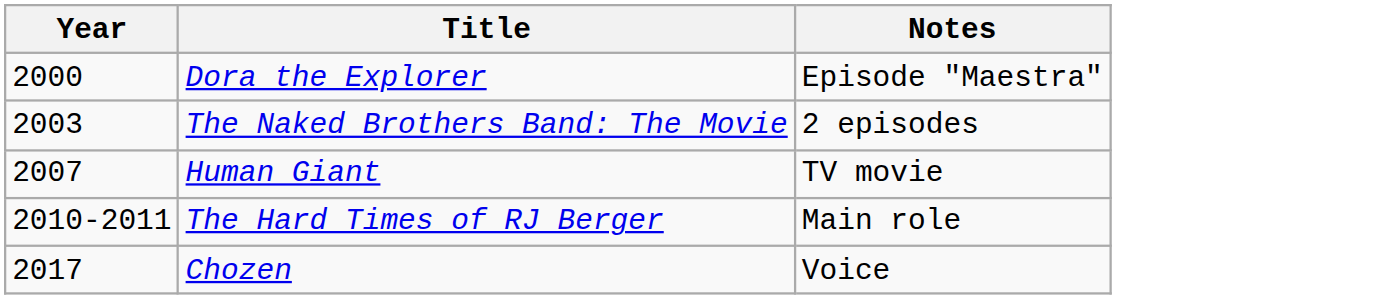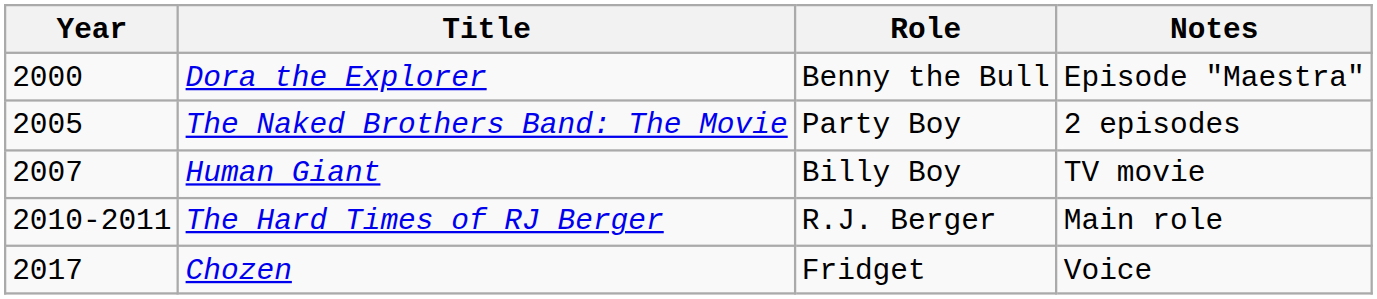+ column: (926, 29)
(48, 125) 2003 -> (48, 125) 2005
